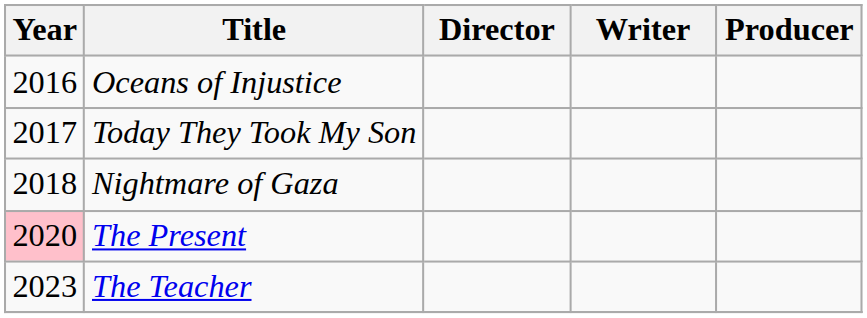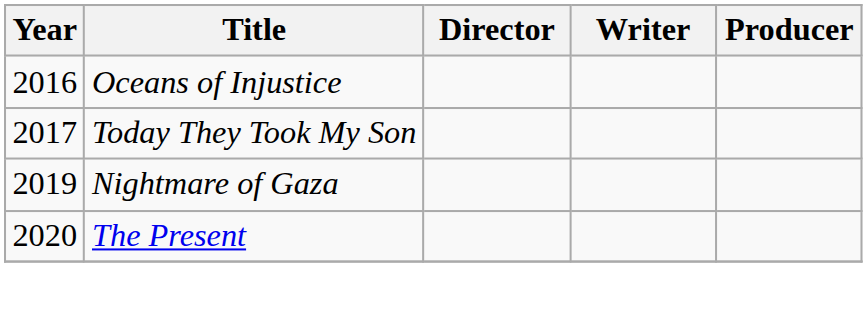(45, 183) 2018 -> (45, 183) 2019
(45, 235) pink background -> (45, 235) no background
- row: (172, 286)
